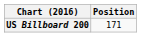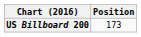(114, 25) 171 -> (114, 25) 173
